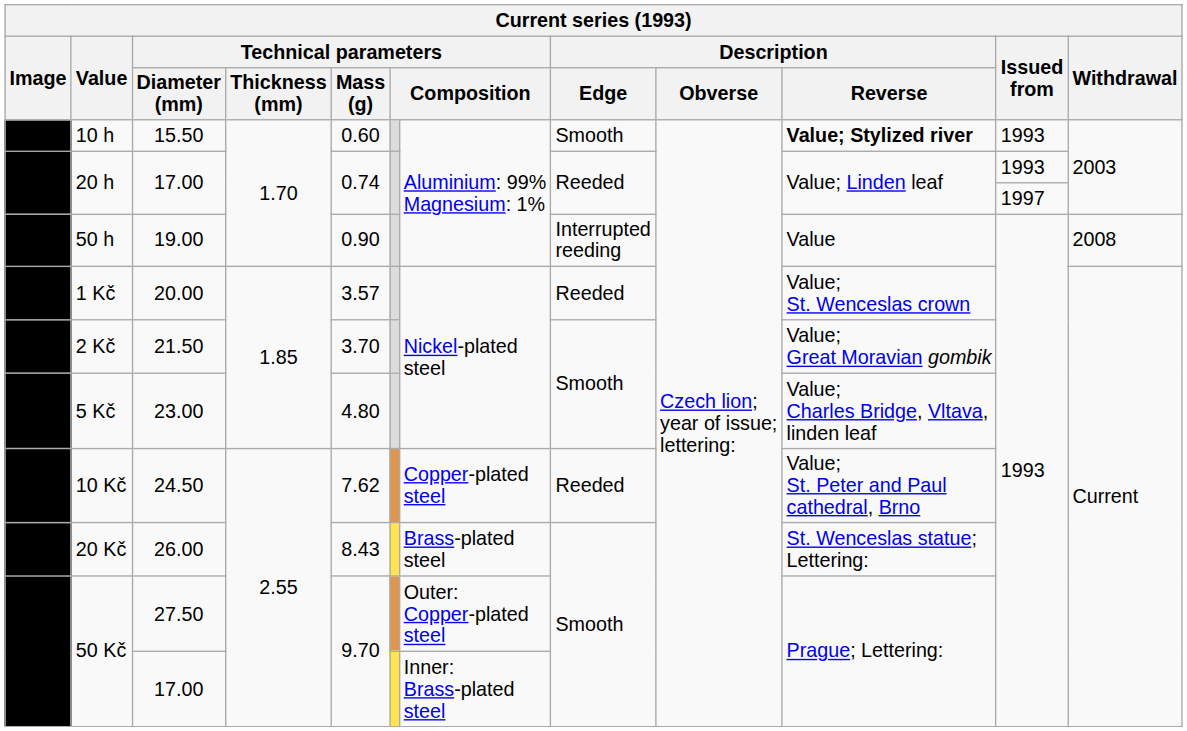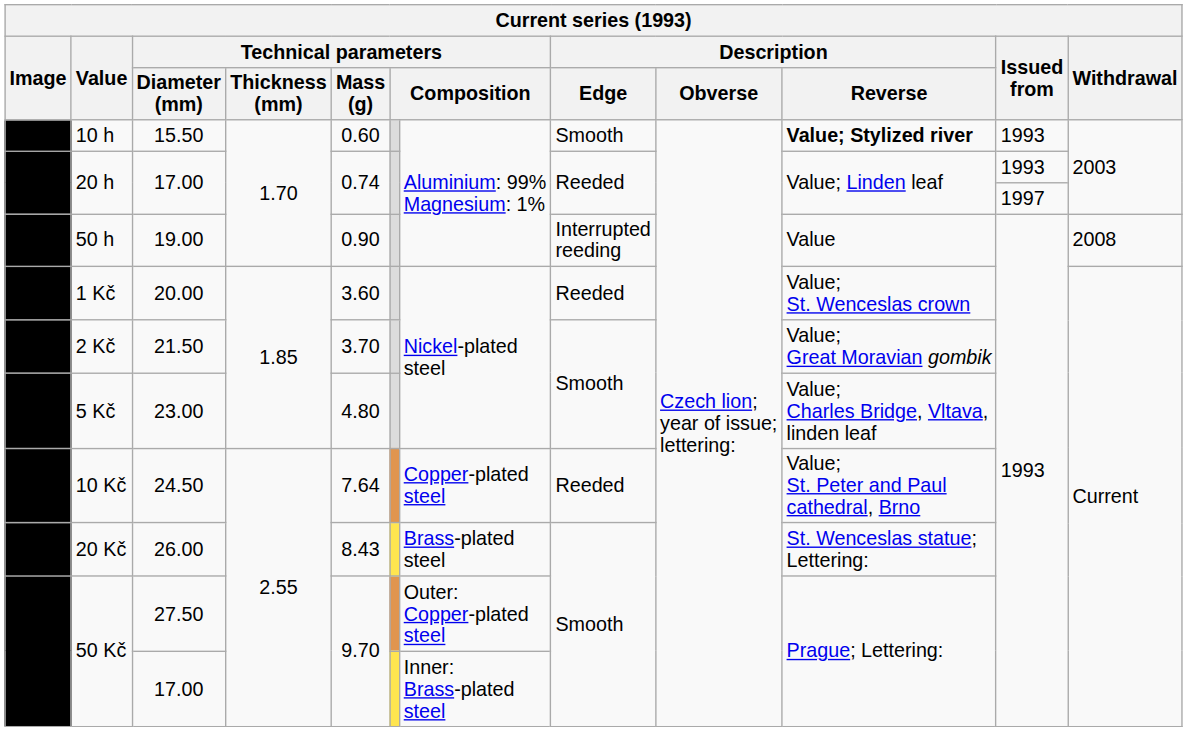(361, 293) 3.57 -> (361, 293) 3.60
(361, 485) 7.62 -> (361, 485) 7.64
